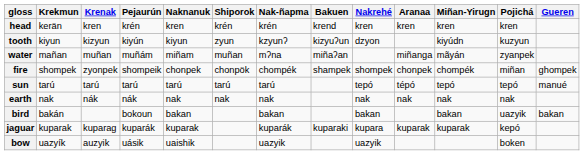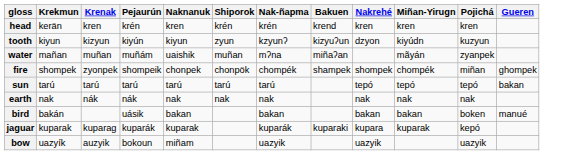- column: (415, 11)
(180, 55) miñam -> (180, 55) uaishik
(553, 84) manué -> (511, 84) bakan
(137, 113) bokoun -> (133, 113) uásik
(513, 113) uazyik -> (473, 113) boken
(551, 113) bakan -> (513, 113) manué
(133, 142) uásik -> (137, 142) bokoun
(180, 142) uaishik -> (180, 142) miñam
(512, 142) boken -> (473, 142) uazyik
